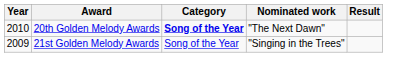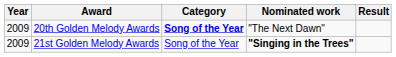(18, 28) 2010 -> (18, 28) 2009
(296, 44) normal -> (301, 44) bold
